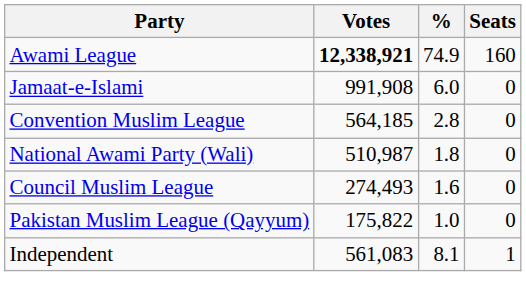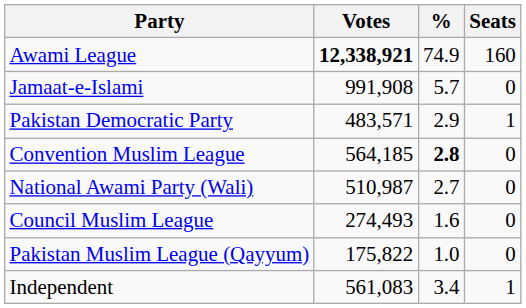(446, 87) 6.0 -> (446, 87) 5.7
+ row: (121, 120)
(446, 120) normal -> (446, 154) bold
(446, 154) 1.8 -> (446, 187) 2.7
(446, 253) 8.1 -> (446, 287) 3.4
